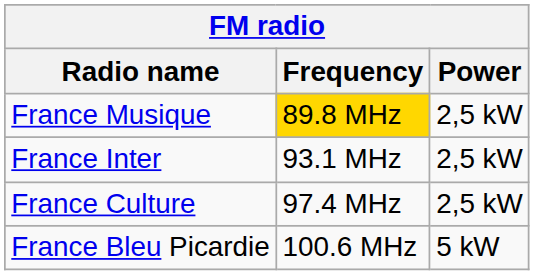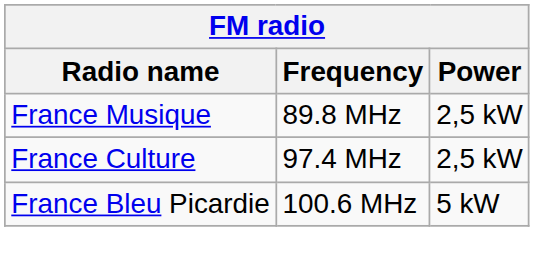(342, 114) gold background -> (342, 114) no background
- row: (86, 159)
